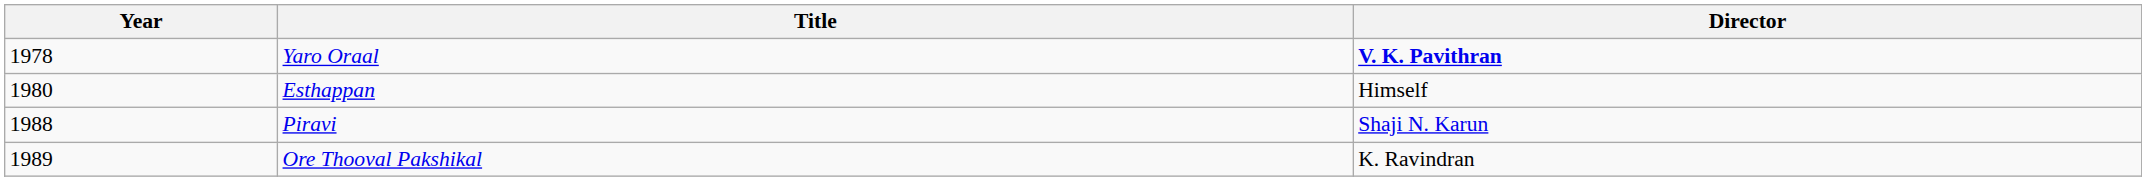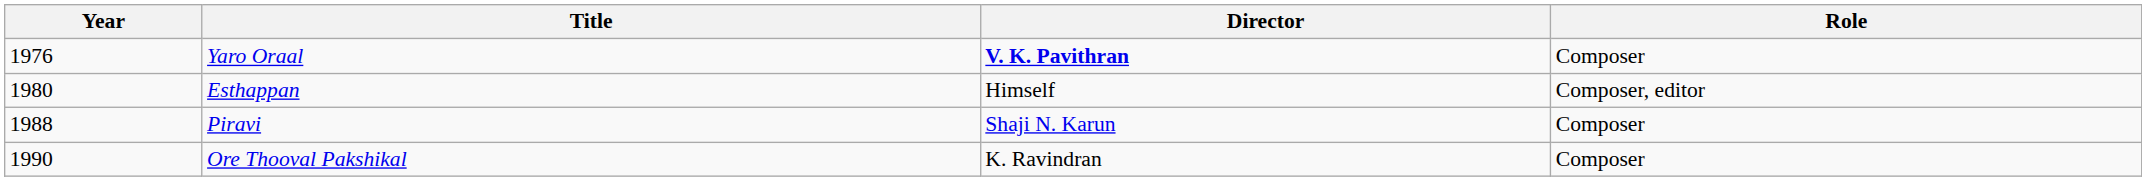+ column: (1846, 21)
(31, 55) 1978 -> (31, 55) 1976
(31, 158) 1989 -> (31, 158) 1990
